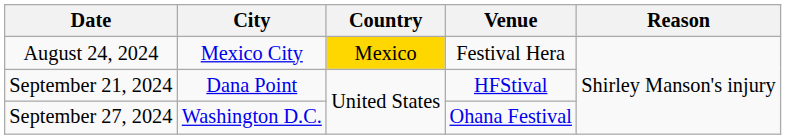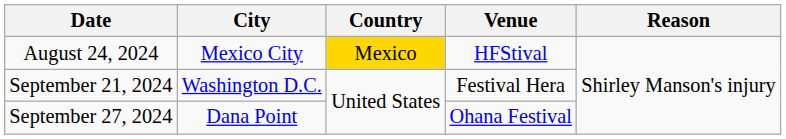(511, 52) Festival Hera -> (511, 52) HFStival
(252, 85) Dana Point -> (252, 85) Washington D.C.
(511, 85) HFStival -> (511, 85) Festival Hera
(252, 117) Washington D.C. -> (252, 117) Dana Point
